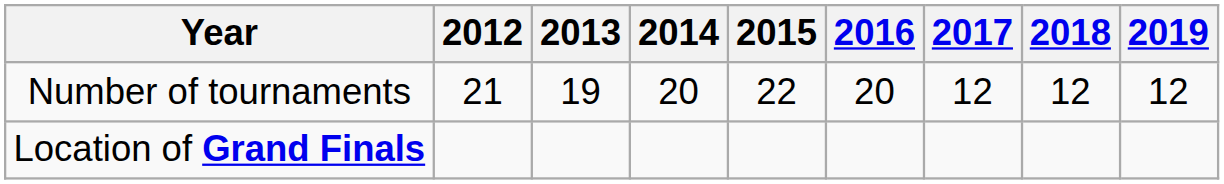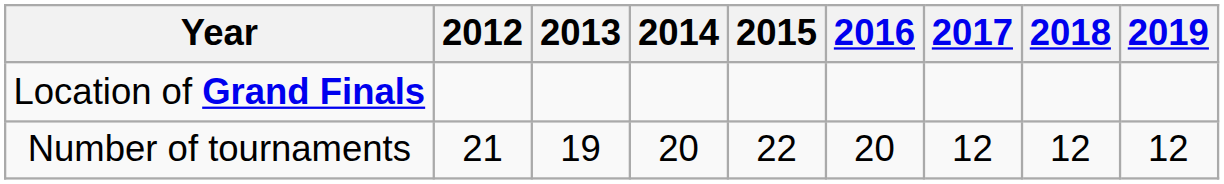rows swapped: (219, 91) <-> (219, 149)
